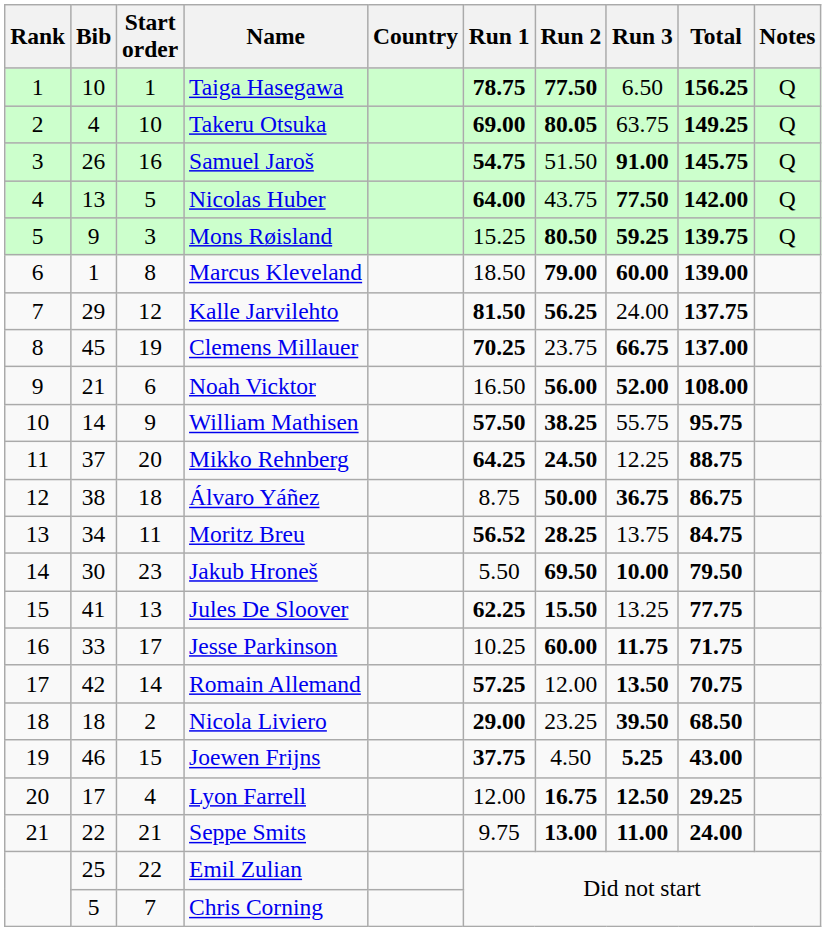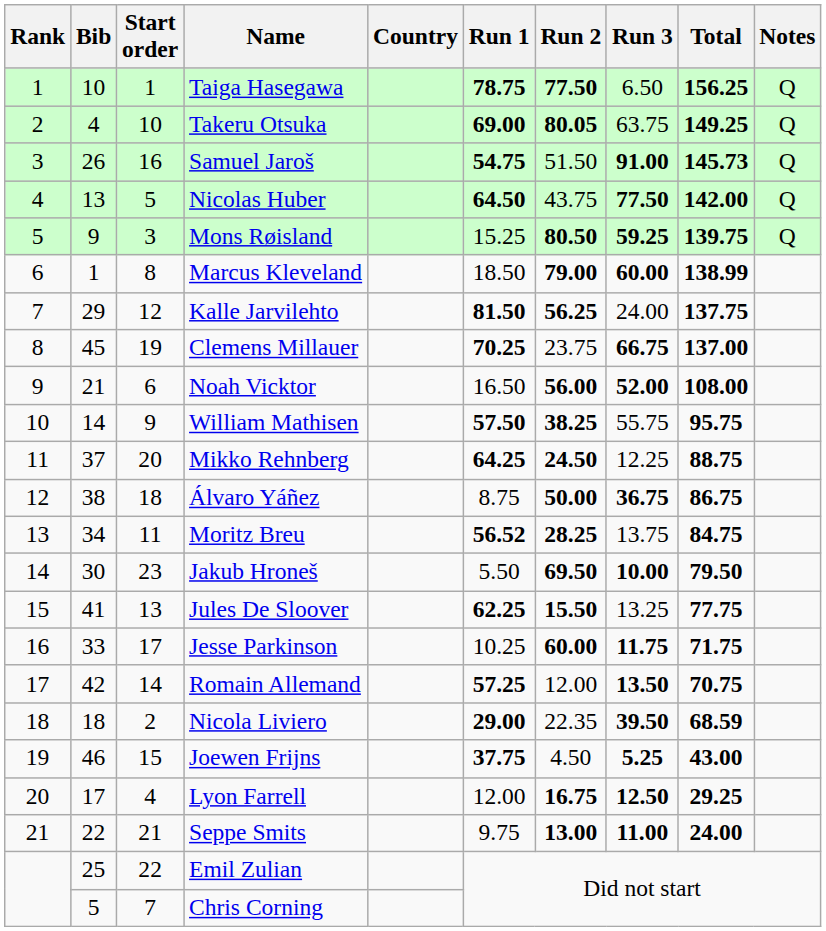(716, 161) 145.75 -> (716, 161) 145.73
(499, 198) 64.00 -> (499, 198) 64.50
(716, 273) 139.00 -> (716, 273) 138.99
(571, 721) 23.25 -> (571, 721) 22.35
(716, 721) 68.50 -> (716, 721) 68.59
